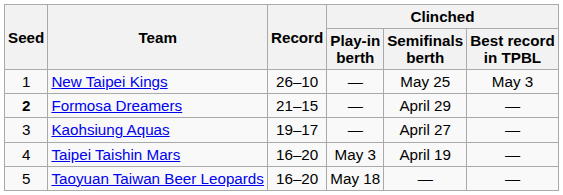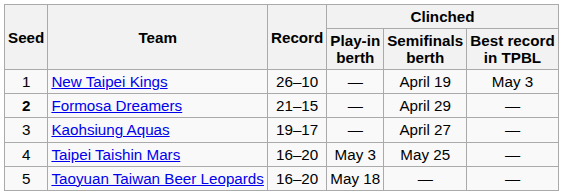(425, 82) May 25 -> (425, 82) April 19
(425, 154) April 19 -> (425, 154) May 25
